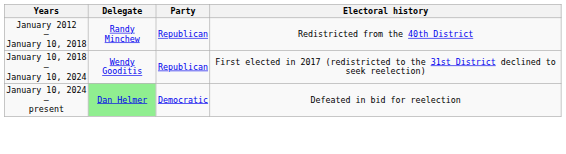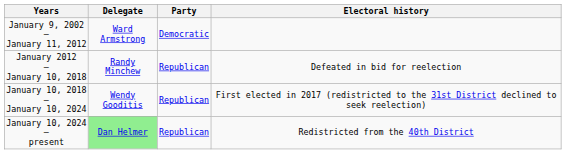+ row: (46, 34)
(386, 34) Redistricted from the 40th District -> (386, 67) Defeated in bid for reelection
(183, 100) Democratic -> (184, 133) Republican
(386, 100) Defeated in bid for reelection -> (386, 133) Redistricted from the 40th District
